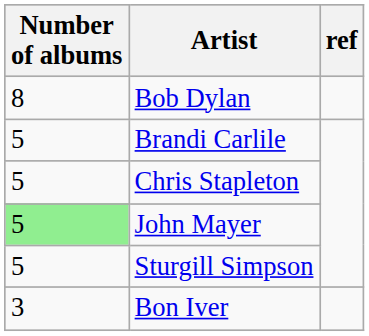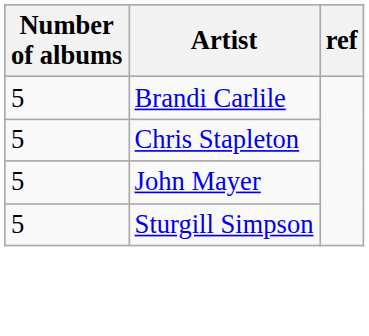- row: (193, 97)
(18, 223) lightgreen background -> (18, 181) no background
- row: (181, 308)
